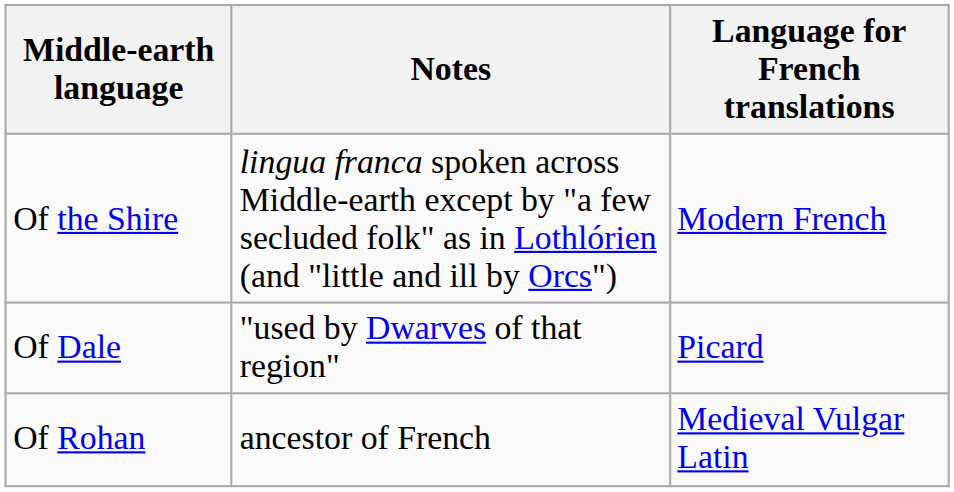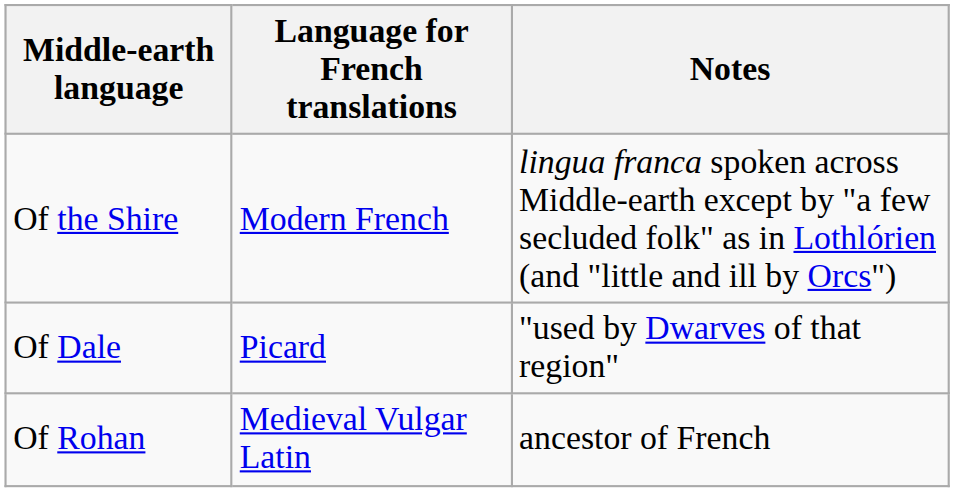columns swapped: (809, 69) <-> (451, 69)
